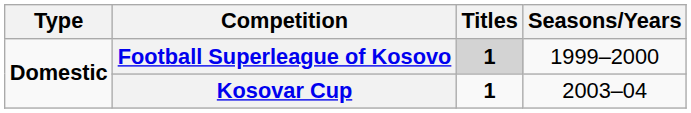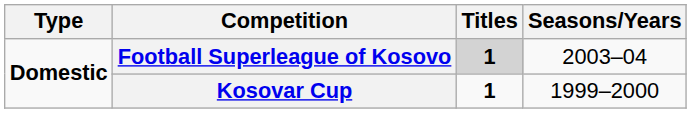(605, 56) 1999–2000 -> (605, 56) 2003–04
(605, 90) 2003–04 -> (605, 90) 1999–2000
